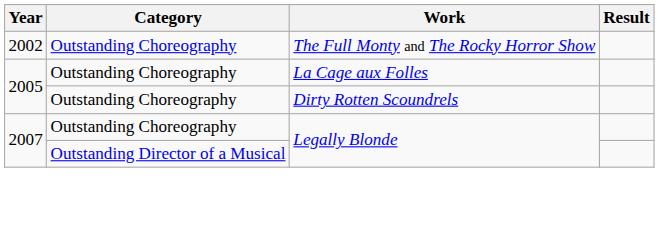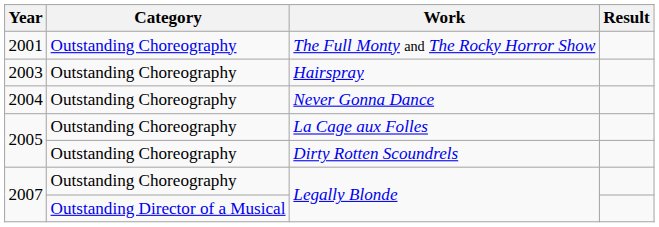(26, 45) 2002 -> (26, 45) 2001
+ row: (144, 72)
+ row: (144, 99)
